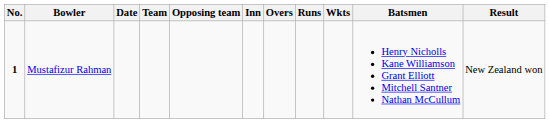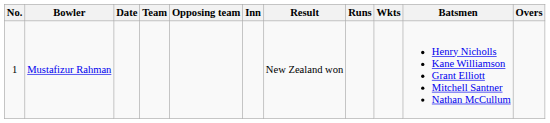columns swapped: (279, 12) <-> (504, 12)
(15, 69) bold -> (15, 69) normal
